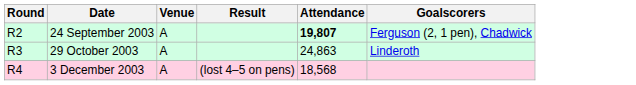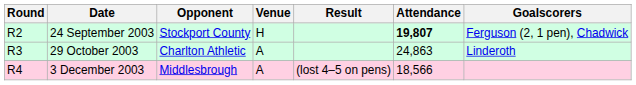+ column: (205, 13)
(163, 32) A -> (260, 32) H
(318, 70) 18,568 -> (414, 70) 18,566
